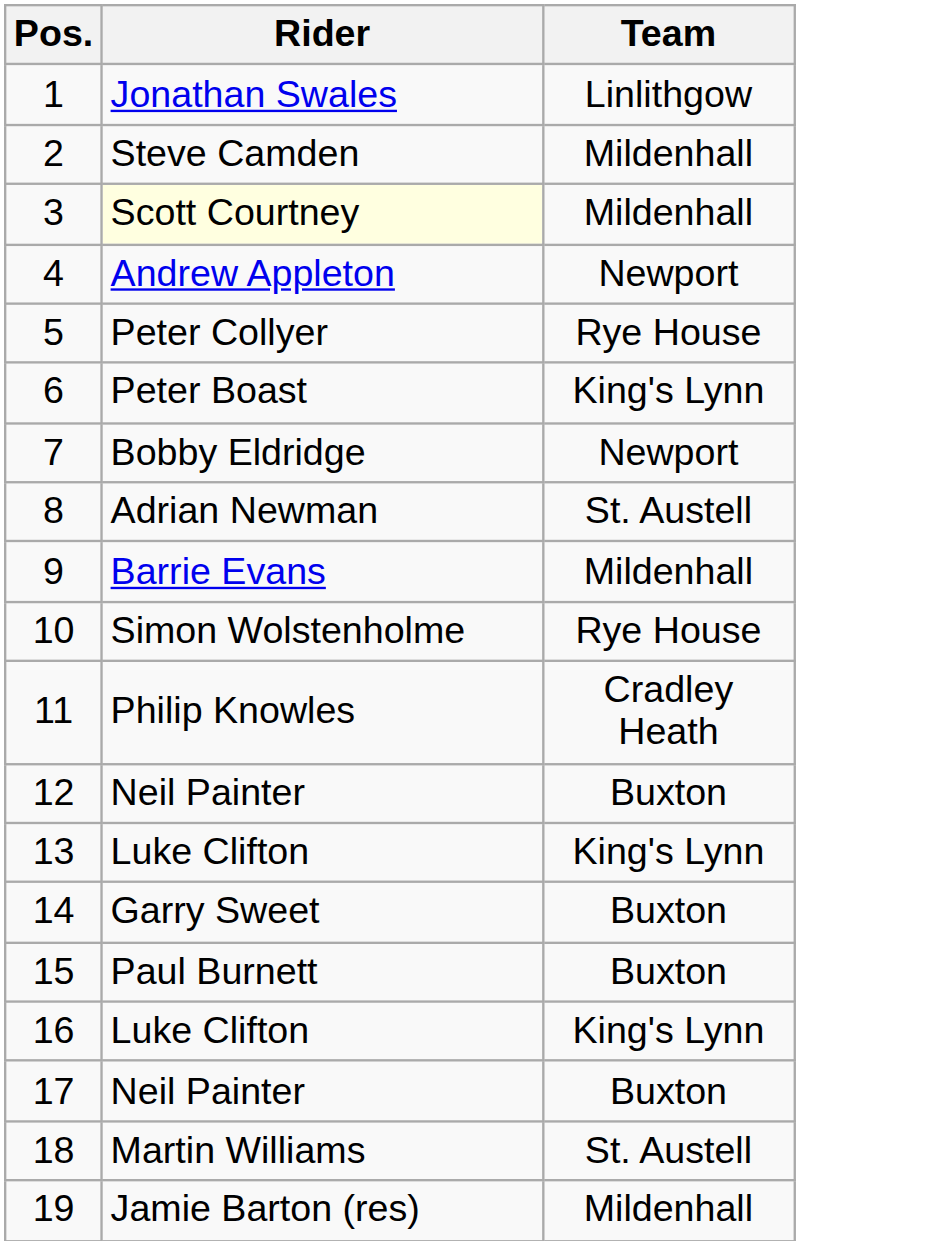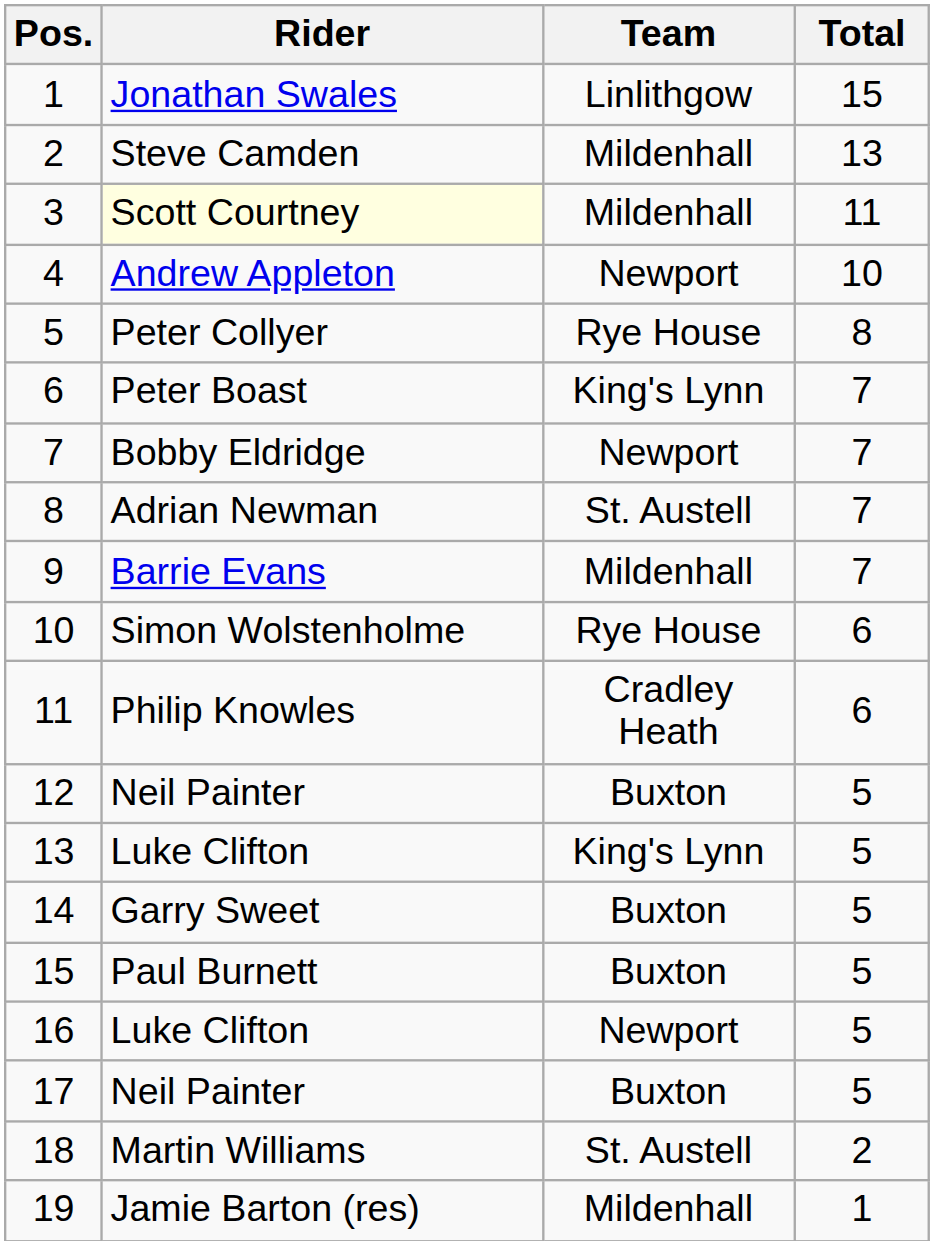+ column: (862, 34)
(668, 1030) King's Lynn -> (668, 1030) Newport
